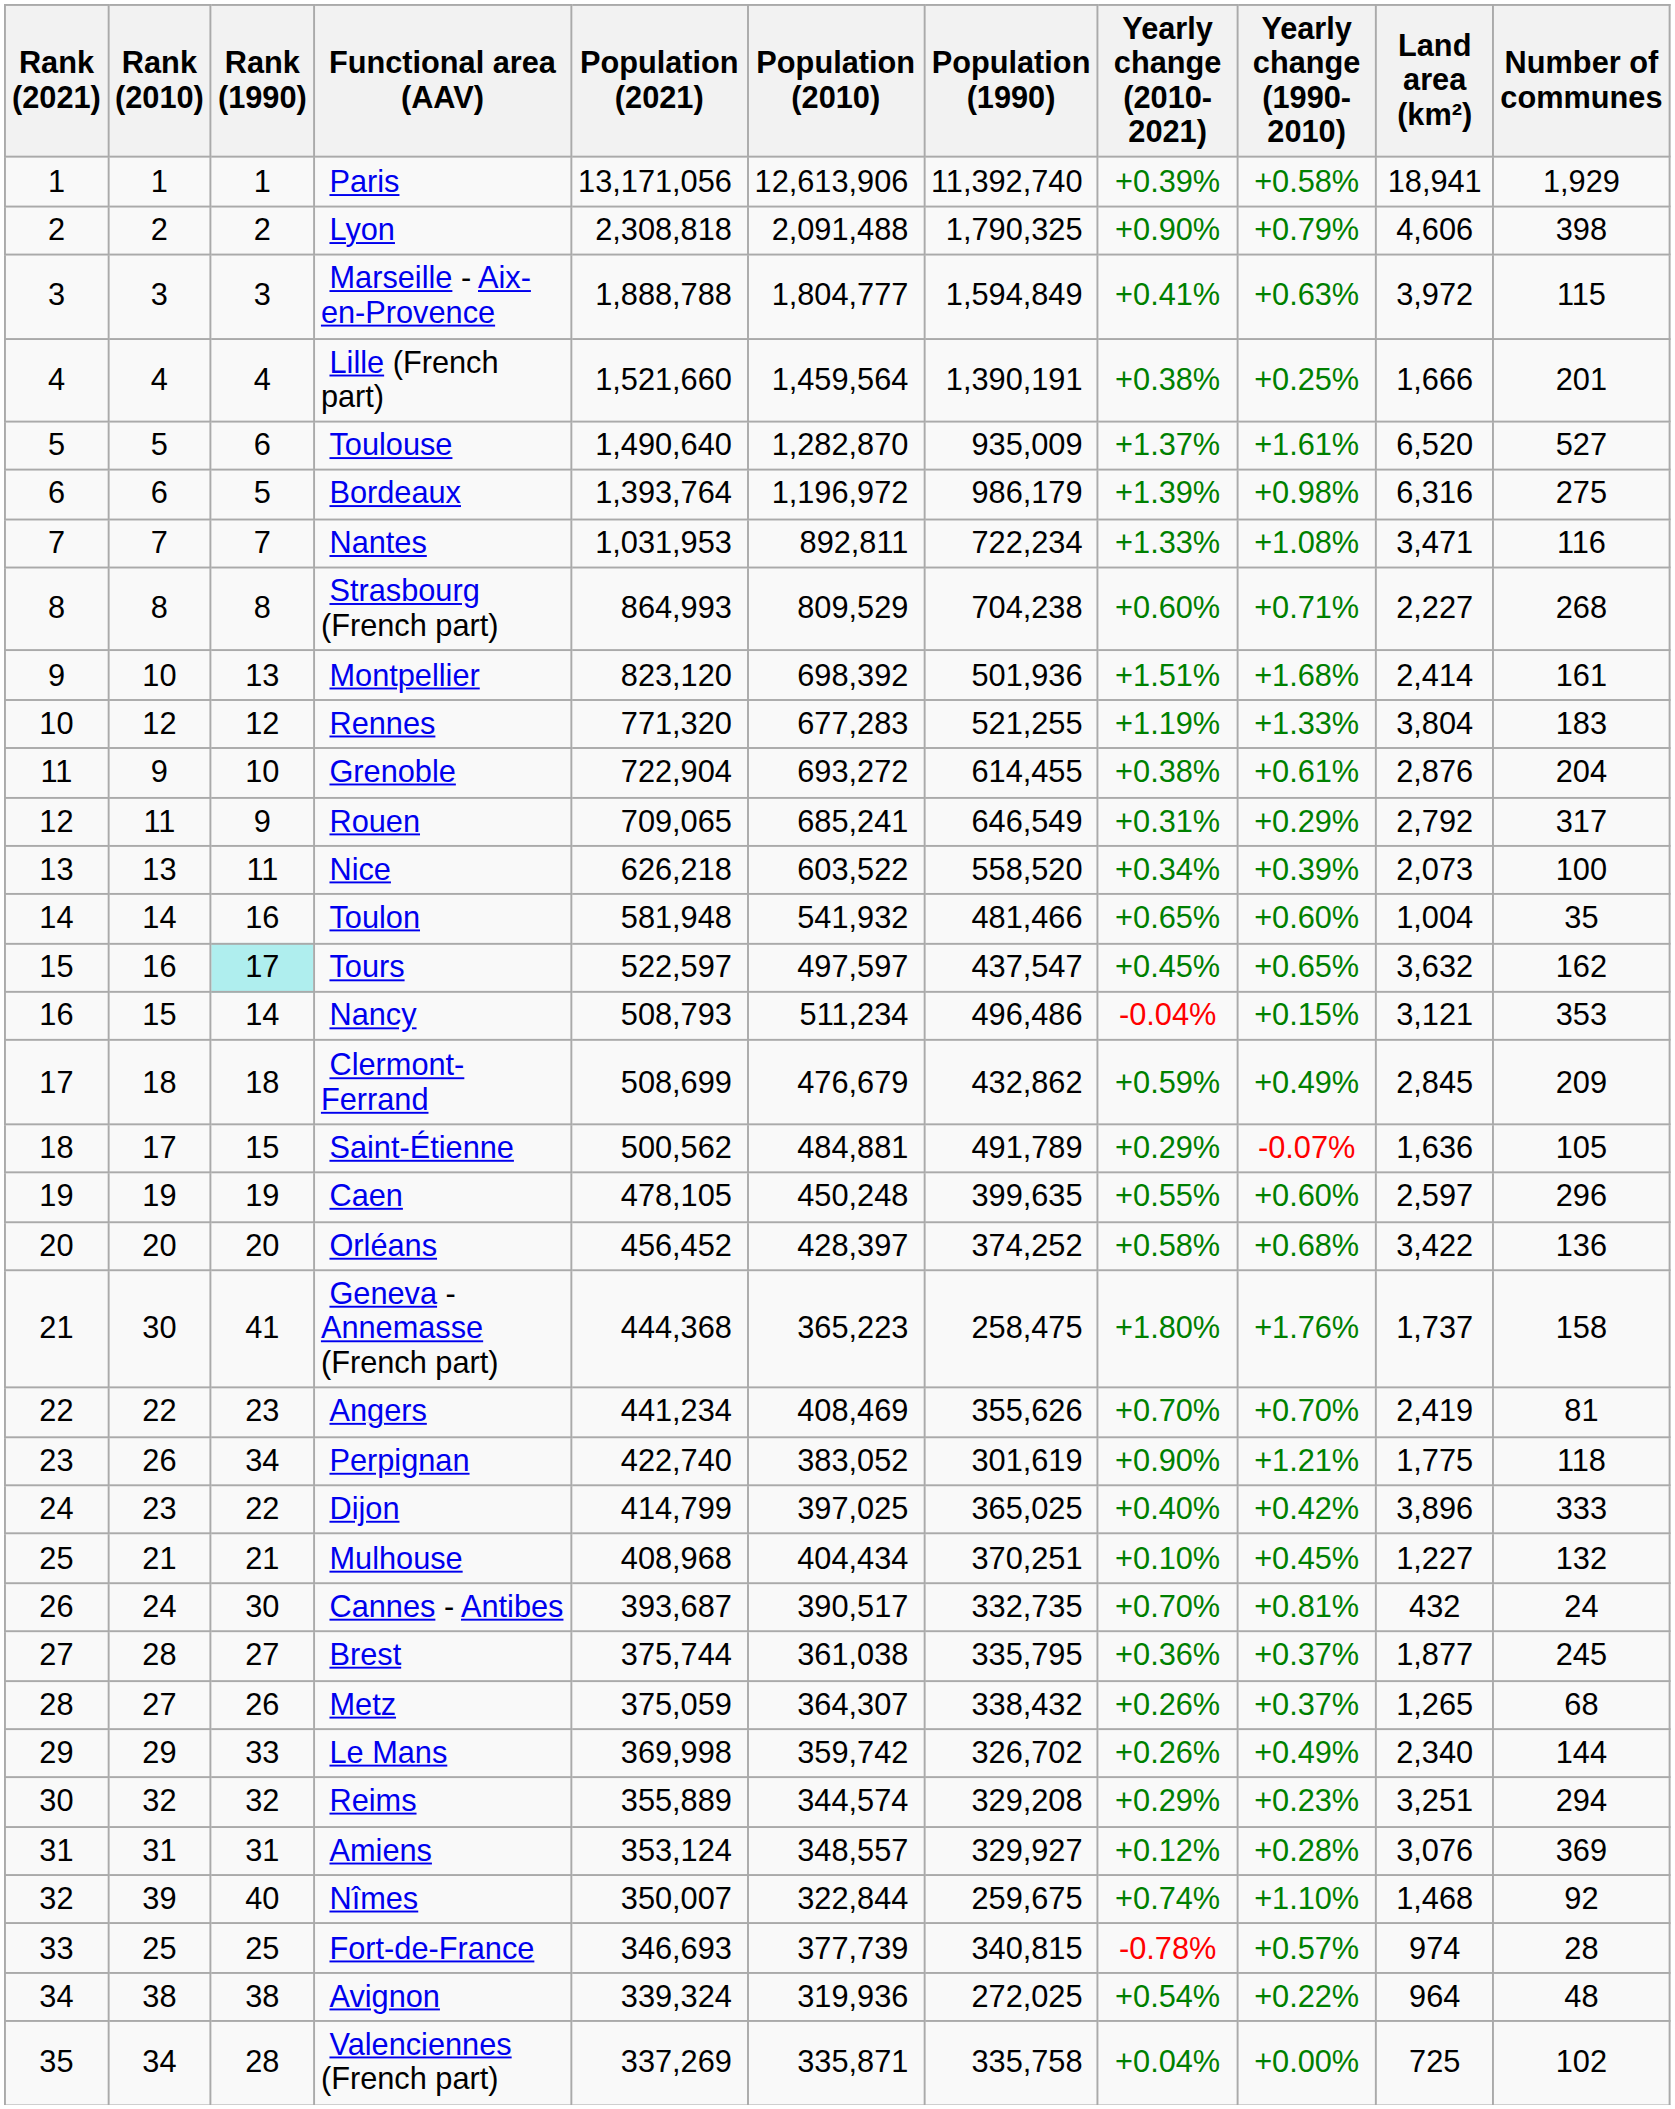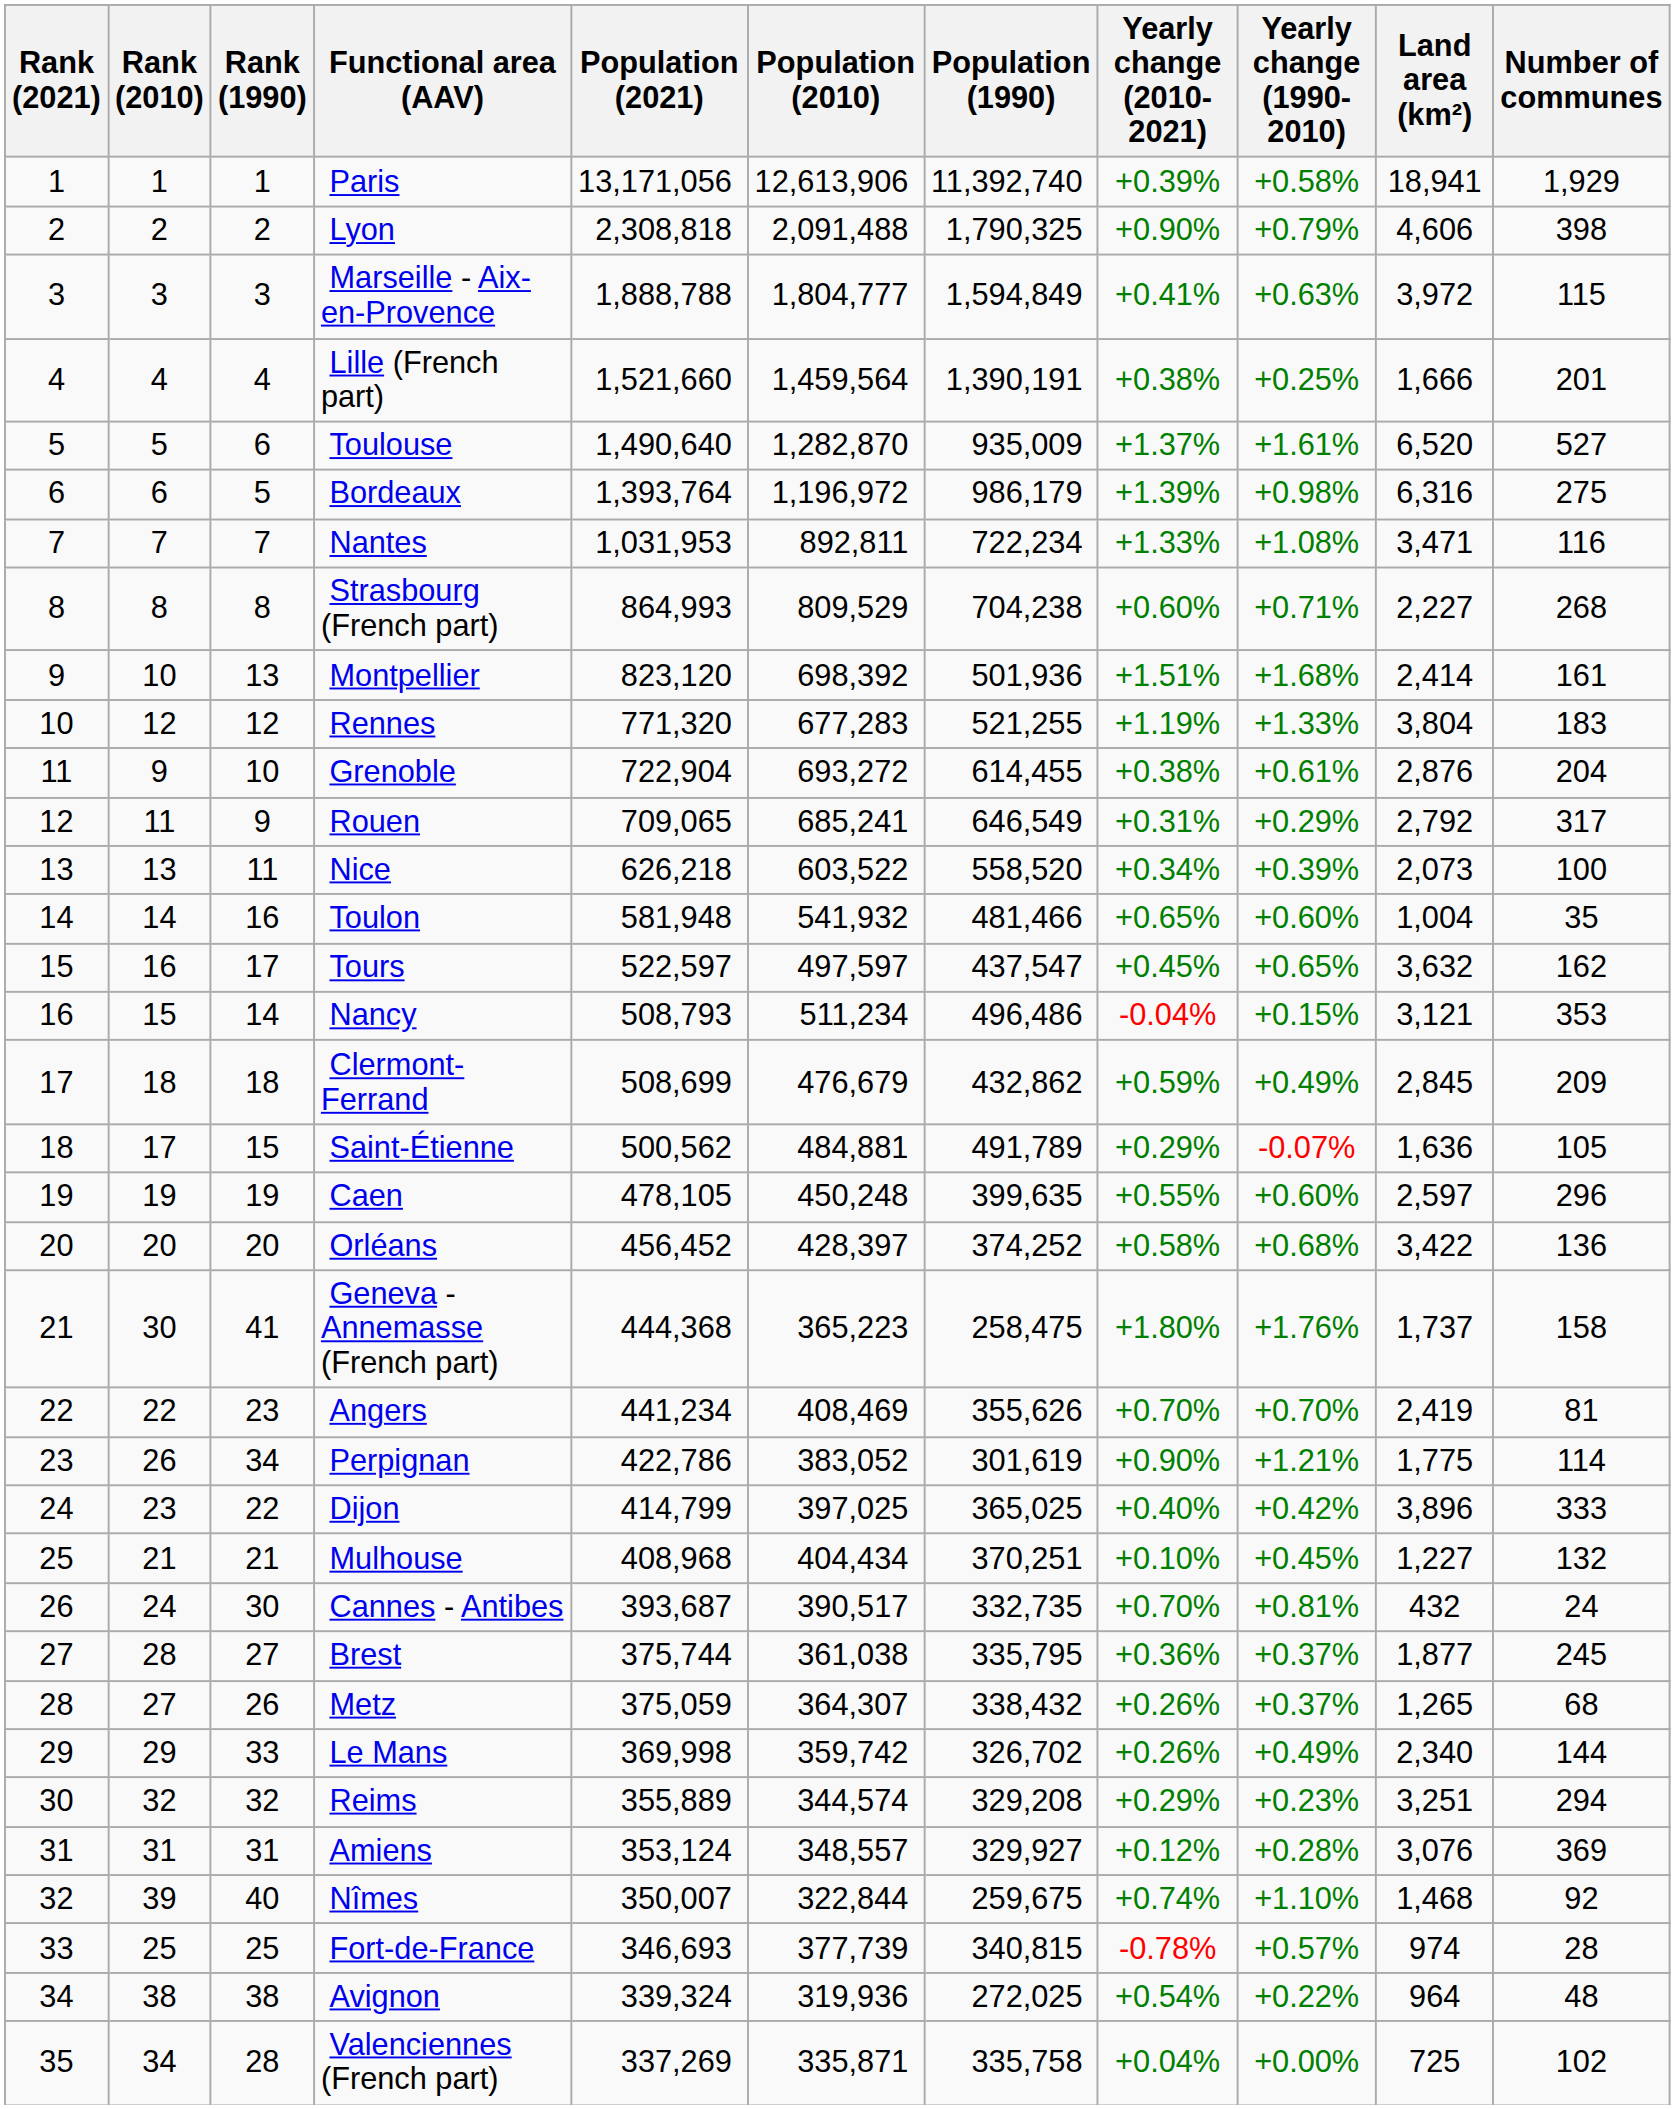(262, 967) paleturquoise background -> (262, 967) no background
(681, 1460) 422,740 -> (681, 1460) 422,786
(1581, 1460) 118 -> (1581, 1460) 114
